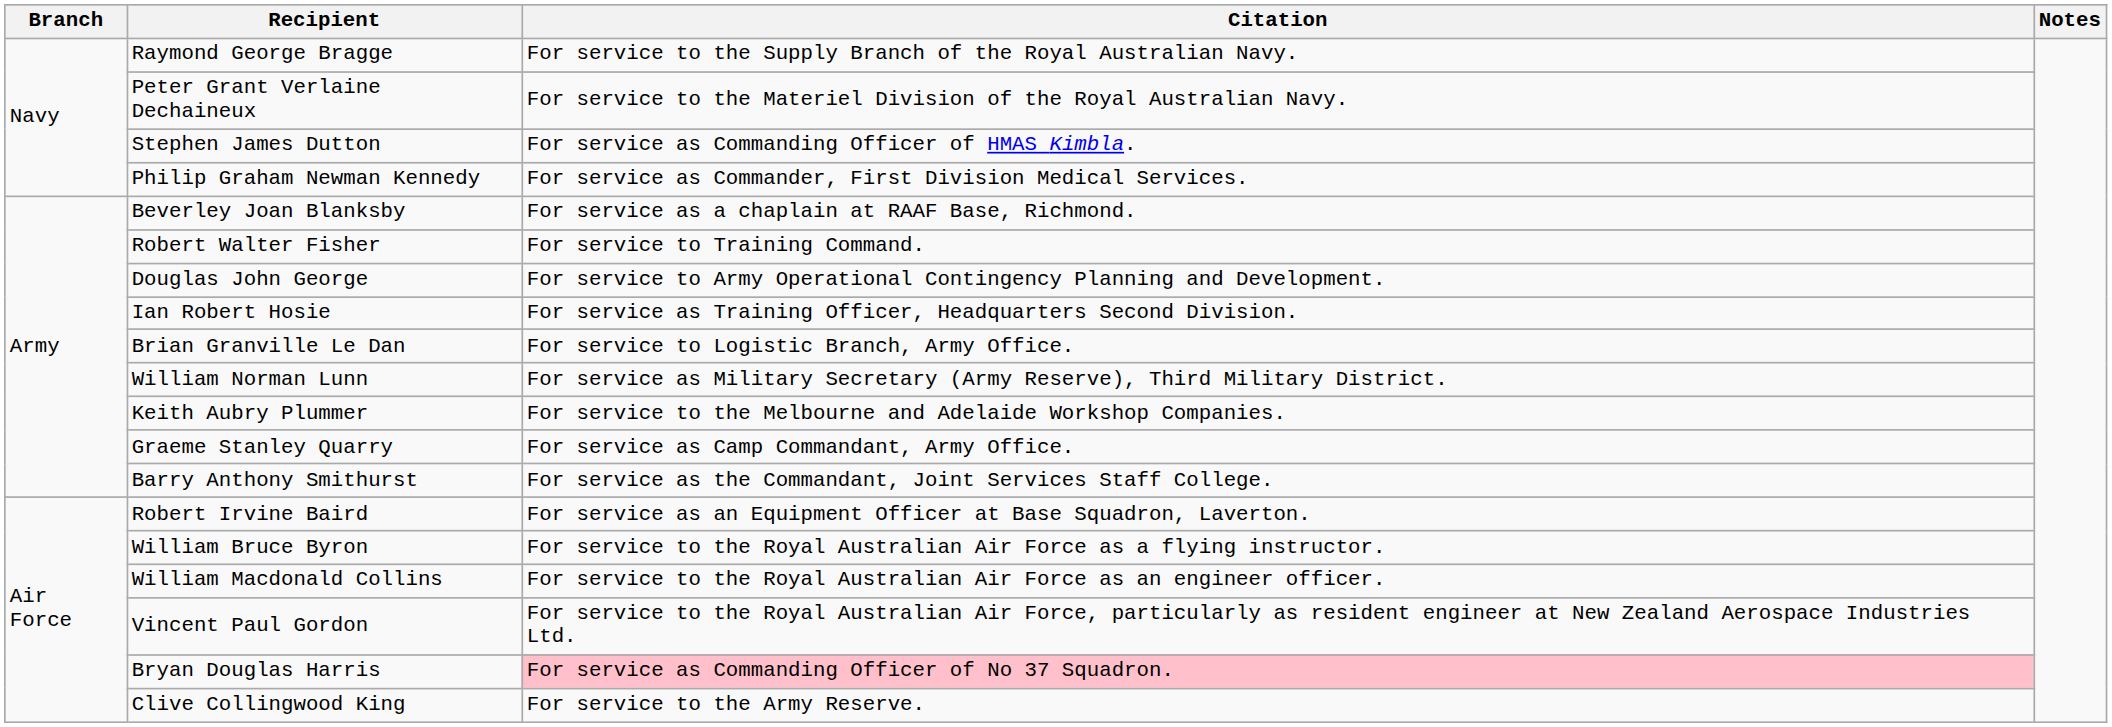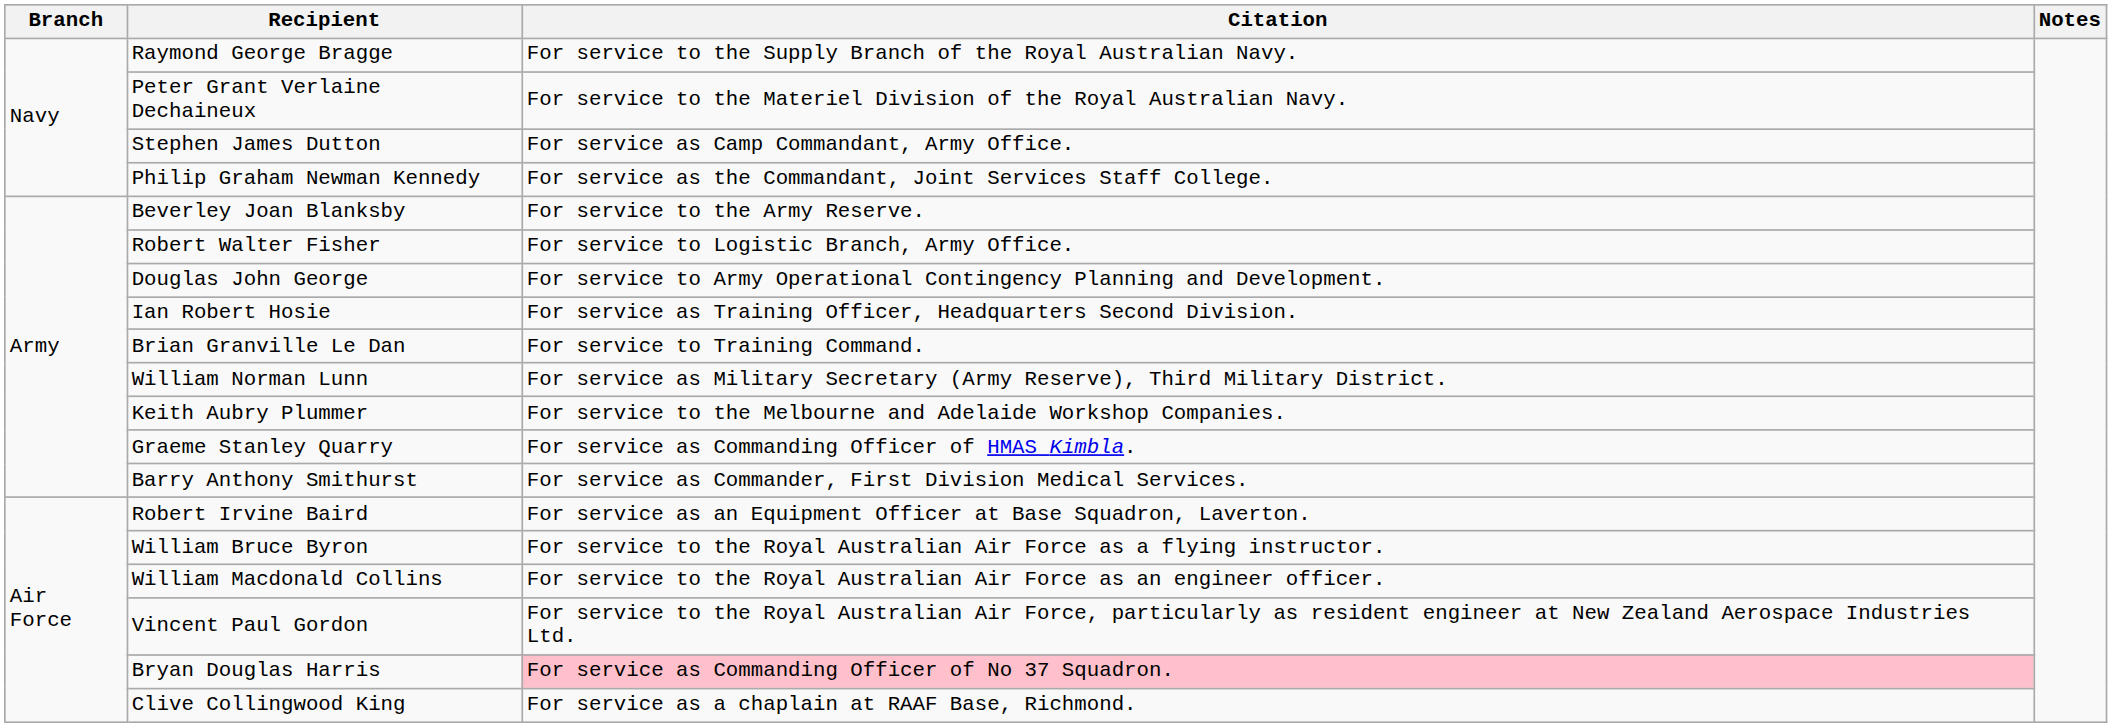(832, 146) For service as Commanding Officer of HMAS Kimbla. -> (801, 146) For service as Camp Commandant, Army Office.
(888, 179) For service as Commander, First Division Medical Services. -> (900, 179) For service as the Commandant, Joint Services Staff College.
(832, 213) For service as a chaplain at RAAF Base, Richmond. -> (726, 213) For service to the Army Reserve.
(726, 246) For service to Training Command. -> (801, 246) For service to Logistic Branch, Army Office.
(801, 347) For service to Logistic Branch, Army Office. -> (726, 347) For service to Training Command.
(801, 447) For service as Camp Commandant, Army Office. -> (832, 447) For service as Commanding Officer of HMAS Kimbla.
(900, 481) For service as the Commandant, Joint Services Staff College. -> (888, 481) For service as Commander, First Division Medical Services.
(726, 705) For service to the Army Reserve. -> (832, 705) For service as a chaplain at RAAF Base, Richmond.
